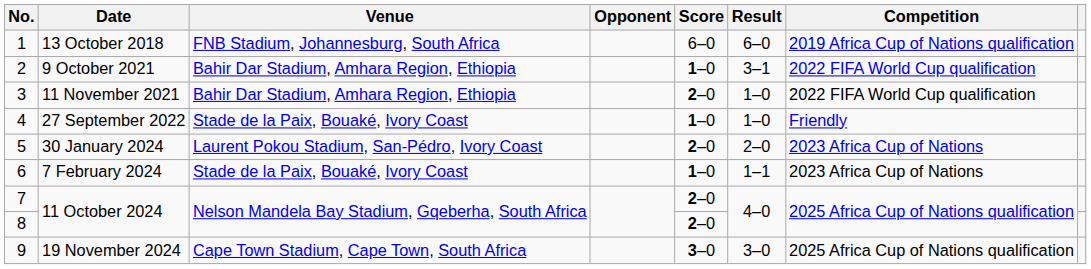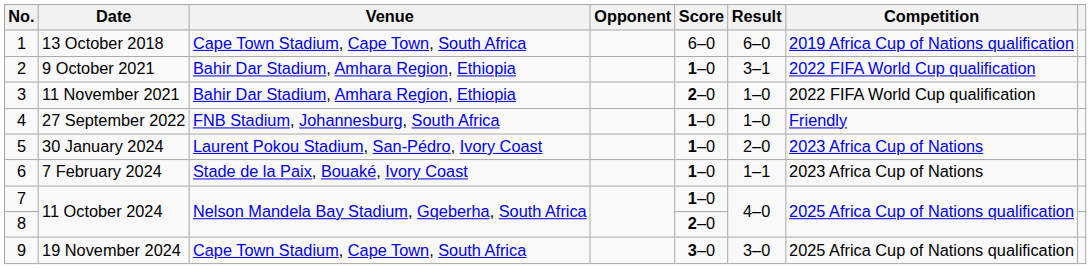(346, 43) FNB Stadium, Johannesburg, South Africa -> (360, 43) Cape Town Stadium, Cape Town, South Africa
(330, 120) Stade de la Paix, Bouaké, Ivory Coast -> (346, 120) FNB Stadium, Johannesburg, South Africa
(701, 146) 2–0 -> (701, 146) 1–0
(701, 198) 2–0 -> (701, 198) 1–0
